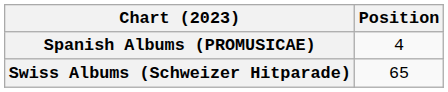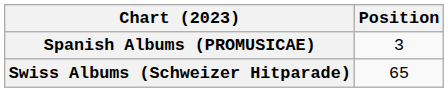(399, 46) 4 -> (399, 46) 3
